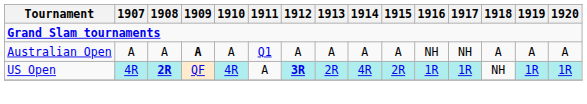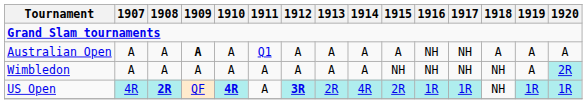+ row: (39, 70)
(231, 70) normal -> (231, 89) bold
